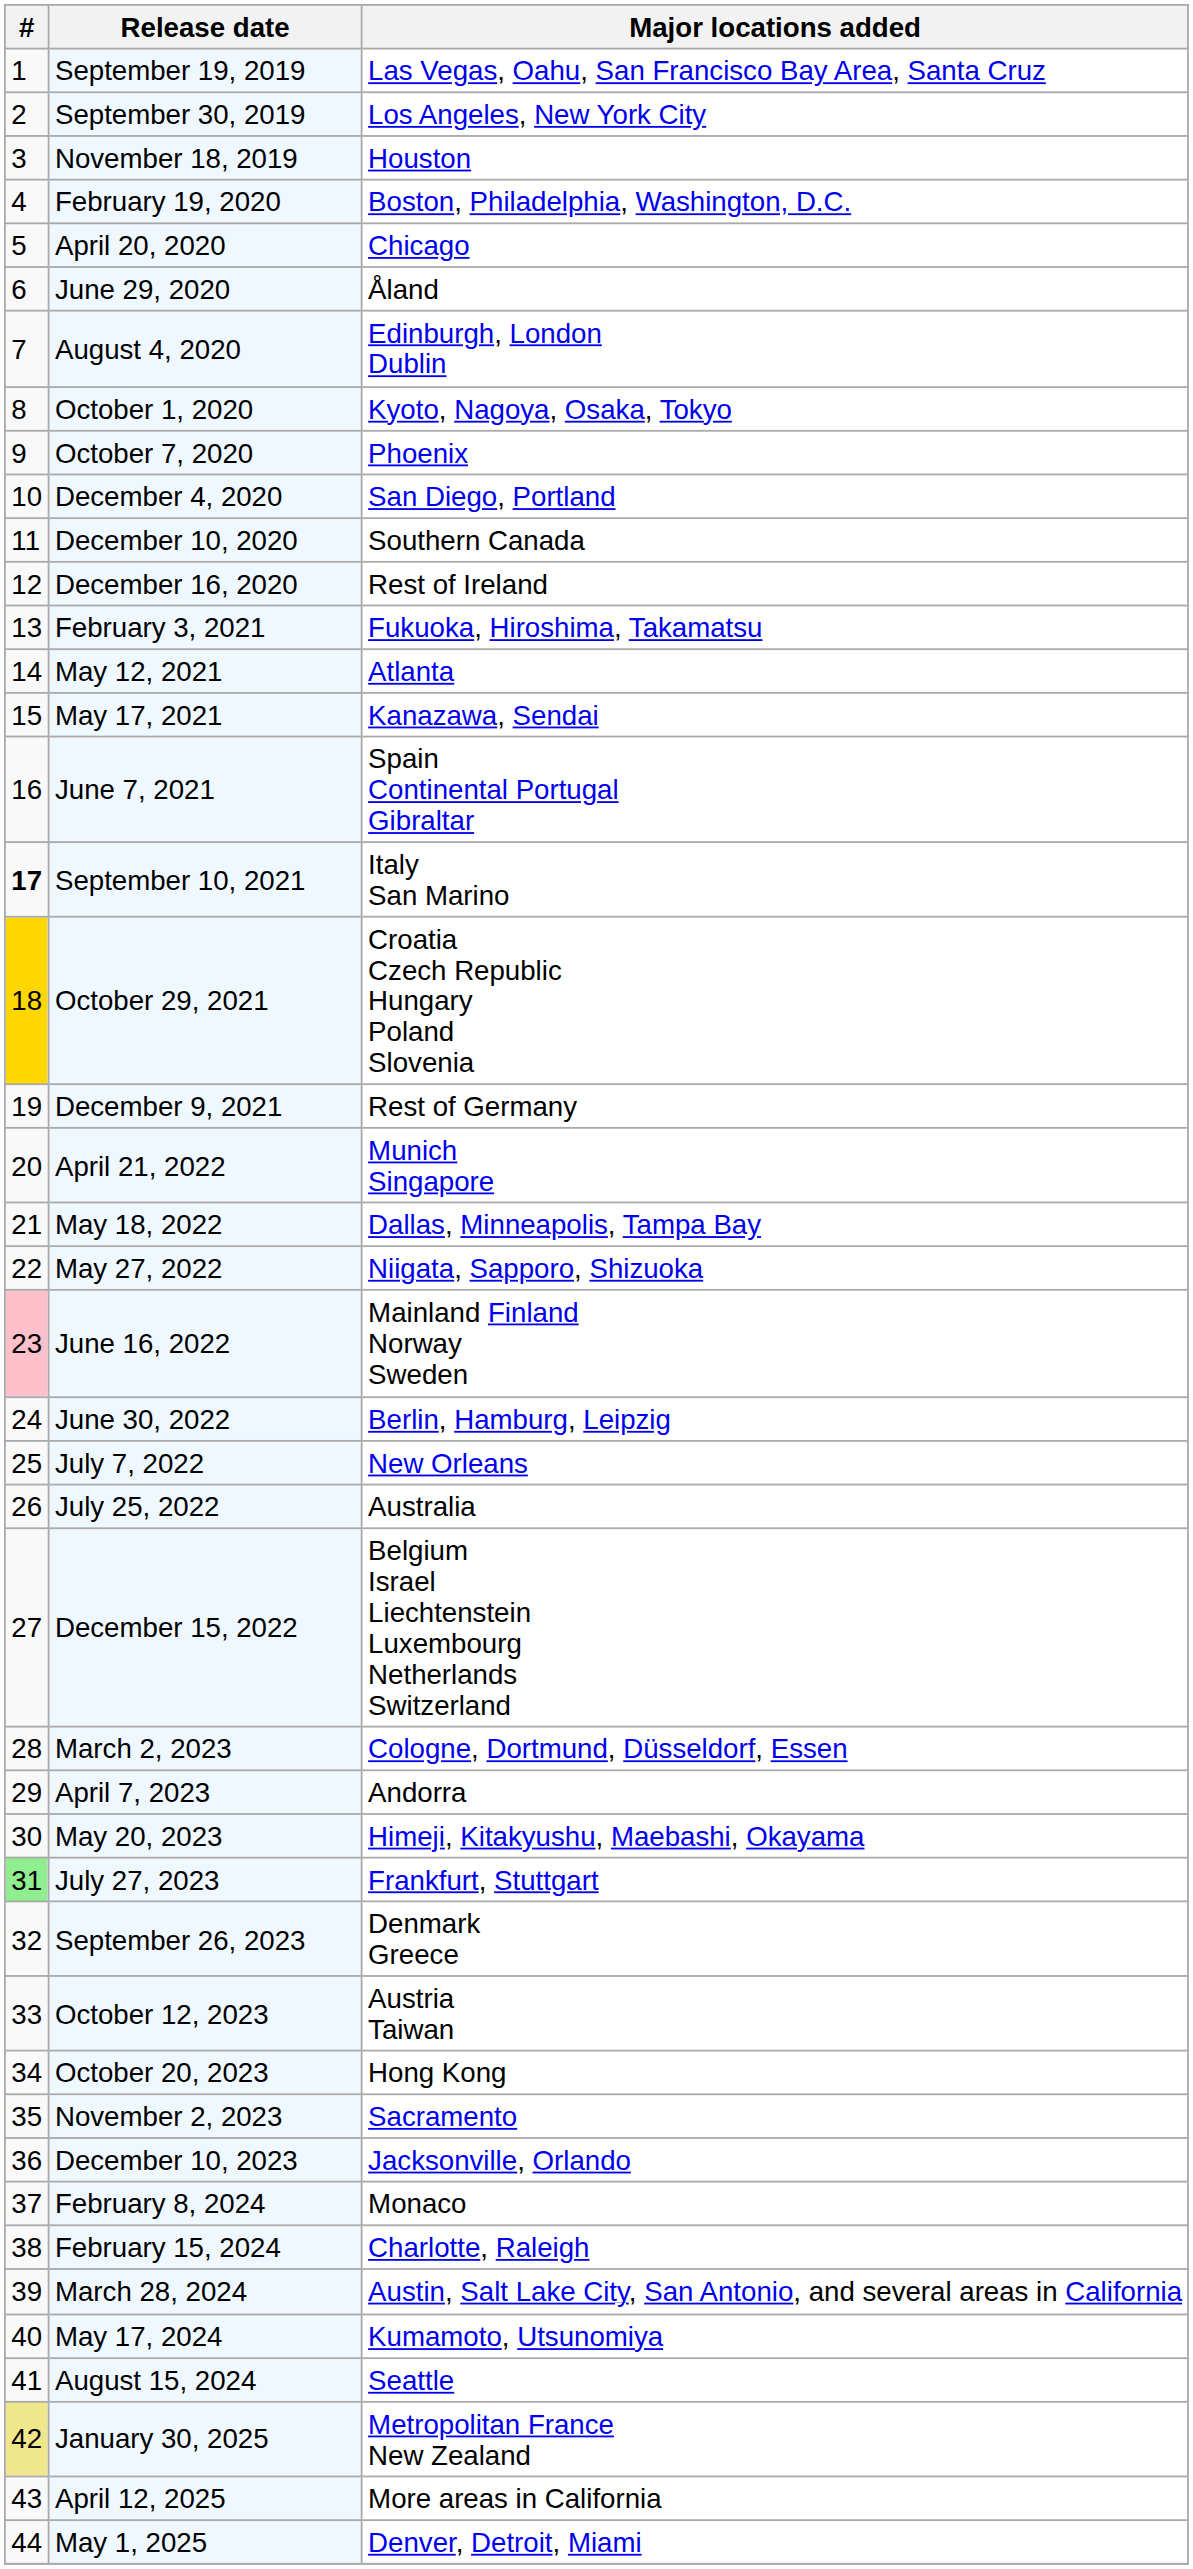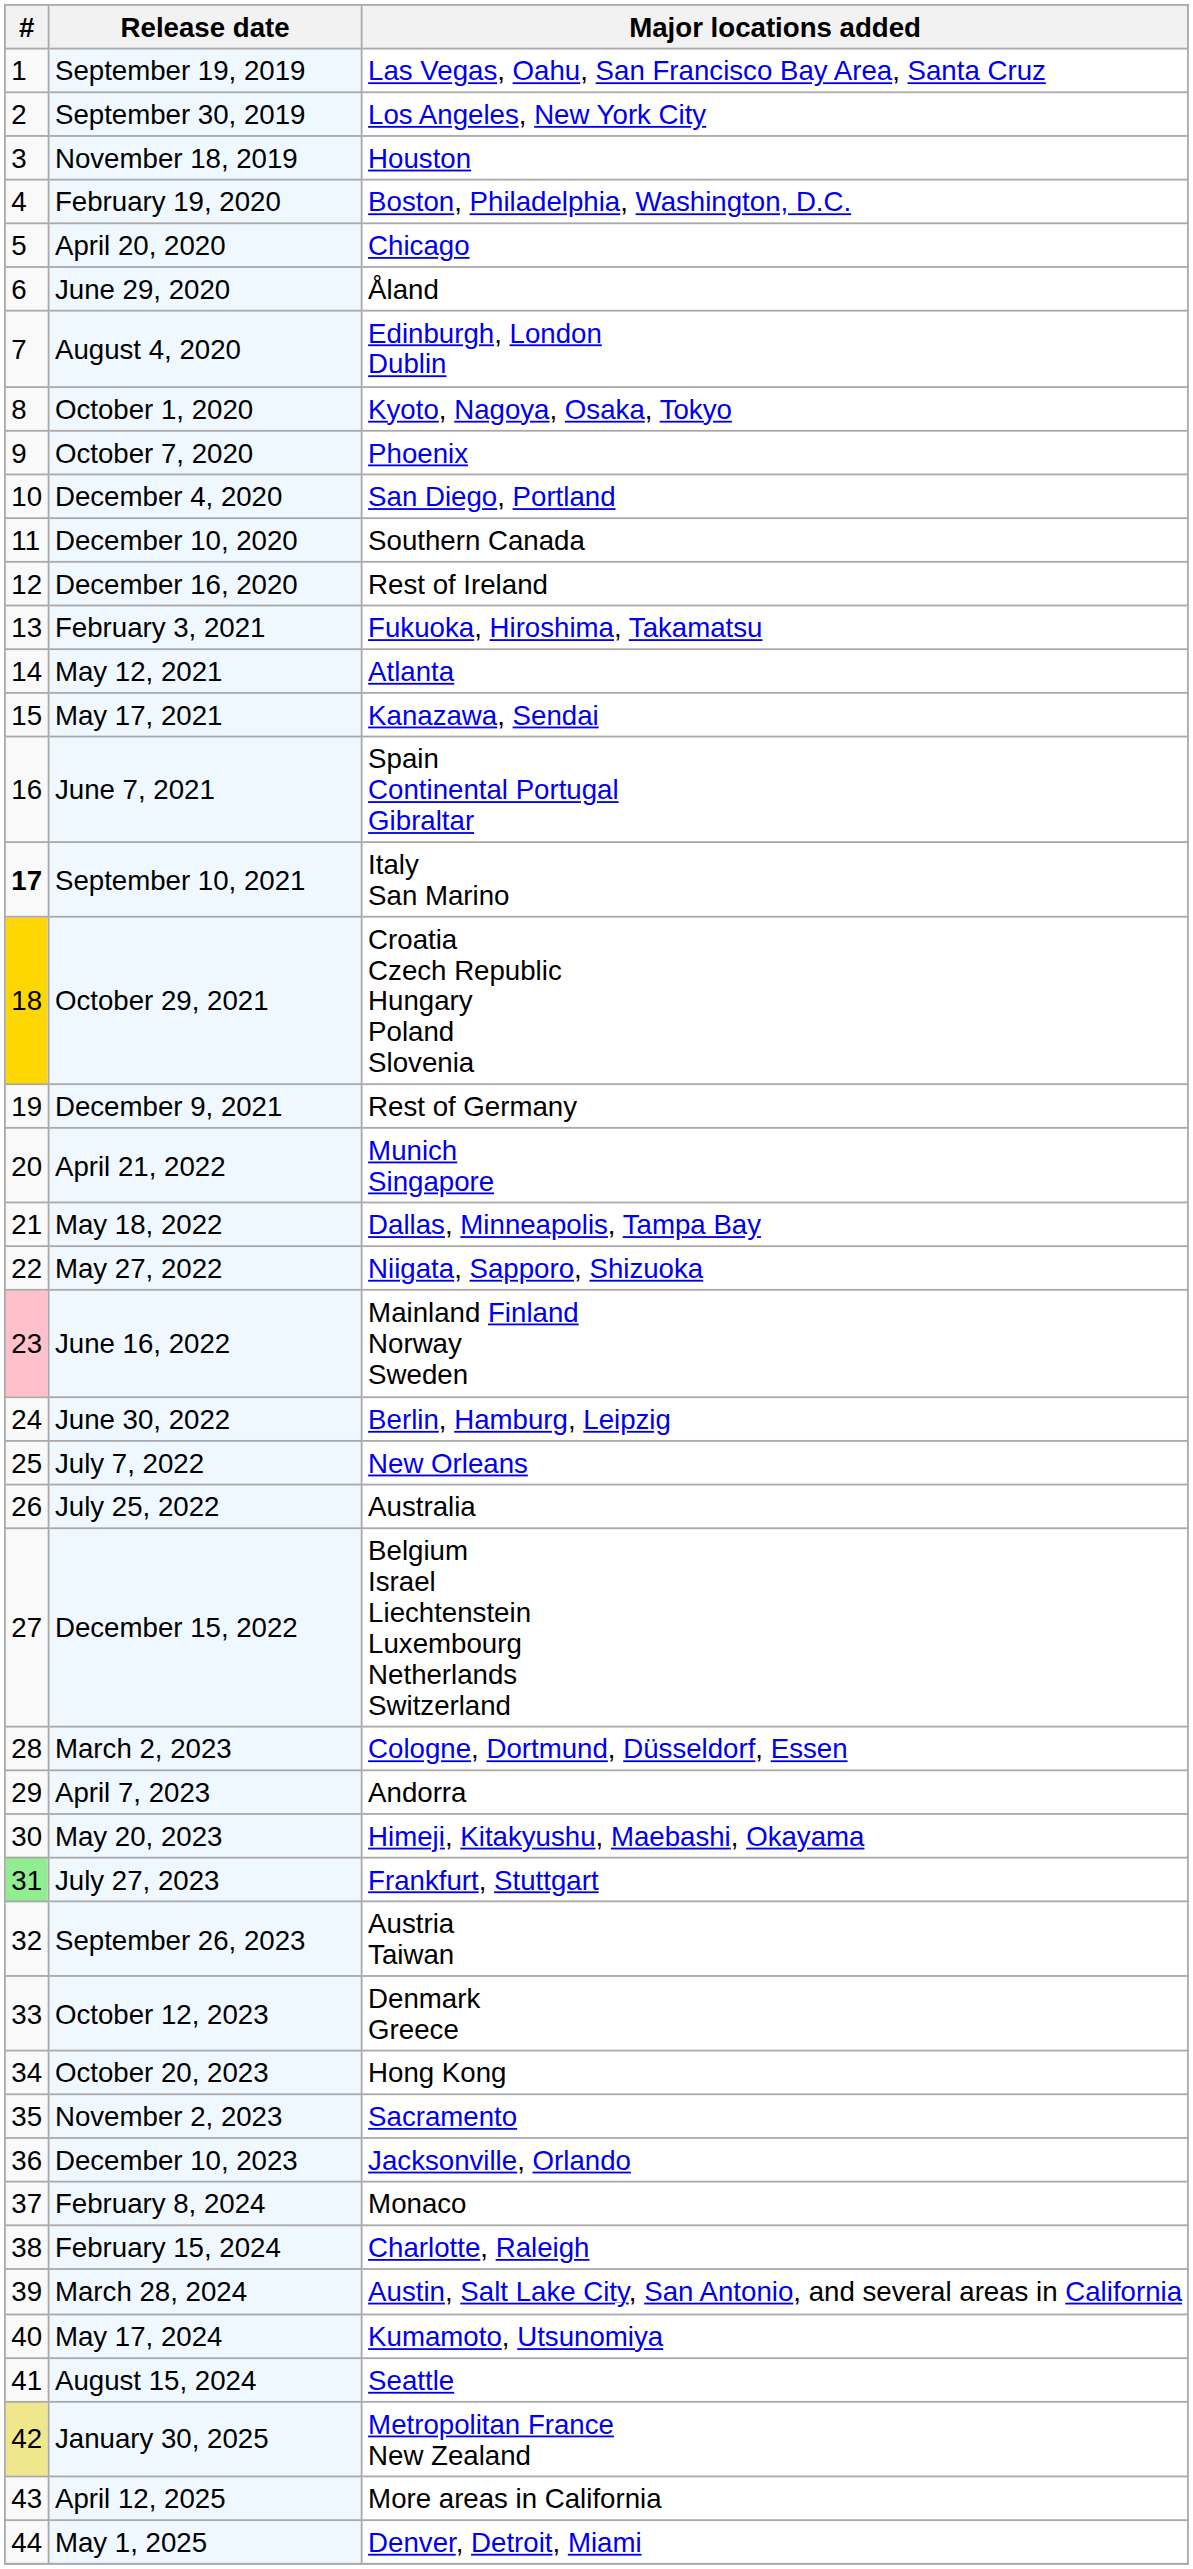(424, 1939) Denmark Greece -> (411, 1939) Austria Taiwan
(411, 2014) Austria Taiwan -> (424, 2014) Denmark Greece
